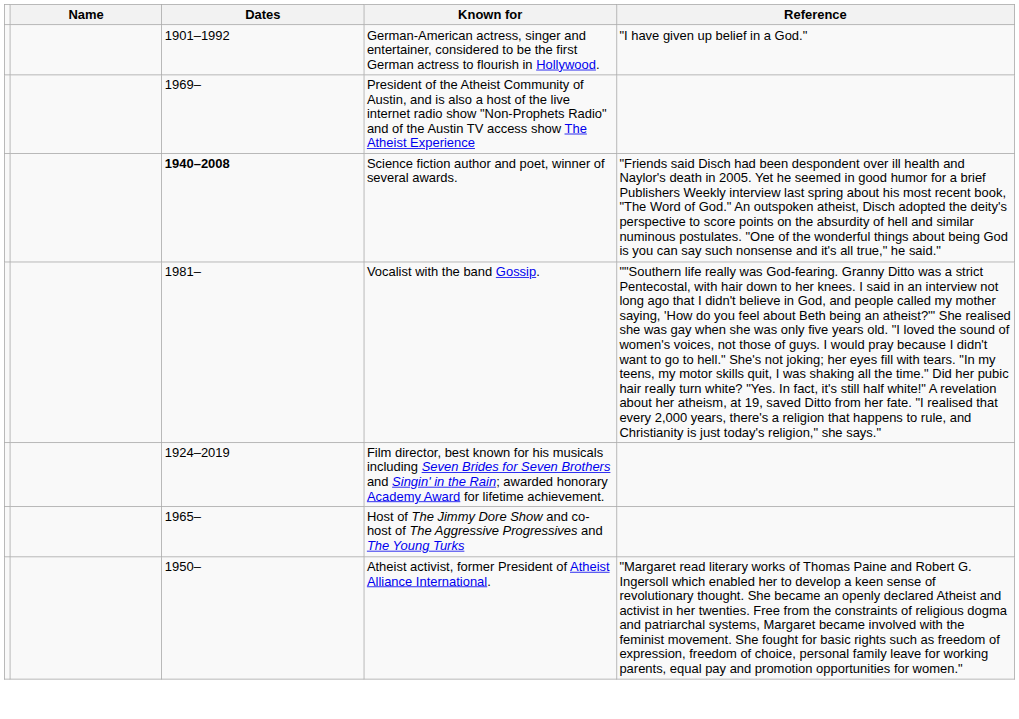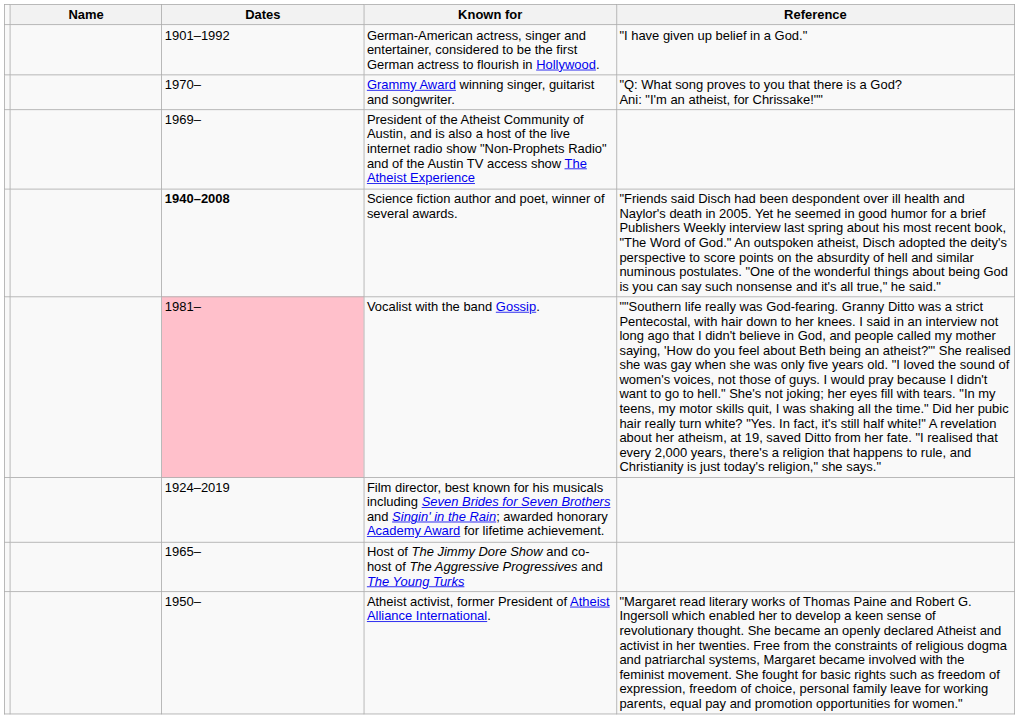+ row: (481, 92)
(183, 271) no background -> (183, 307) pink background
